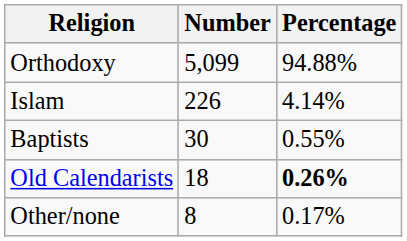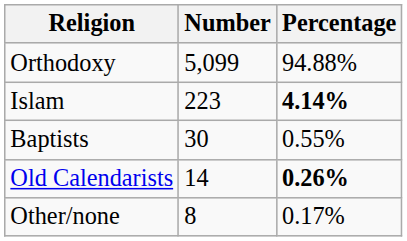(203, 100) 226 -> (203, 100) 223
(313, 100) normal -> (315, 100) bold
(197, 178) 18 -> (197, 178) 14
